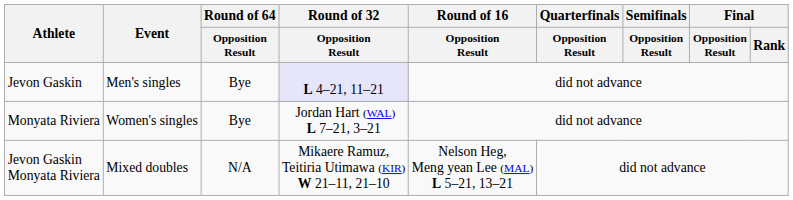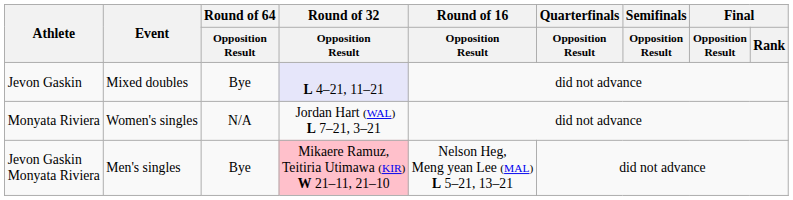(143, 82) Men's singles -> (147, 82) Mixed doubles
(240, 121) Bye -> (240, 121) N/A
(147, 167) Mixed doubles -> (143, 167) Men's singles
(240, 167) N/A -> (240, 167) Bye
(344, 167) no background -> (344, 167) pink background
